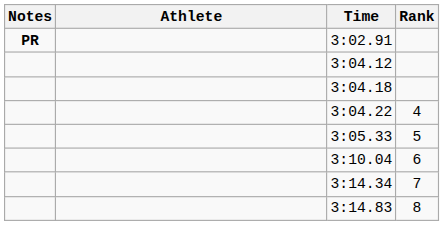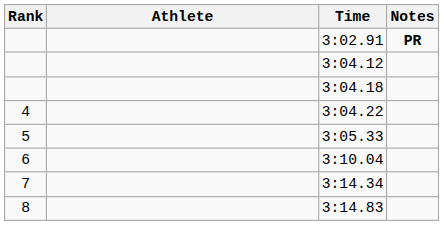columns swapped: (417, 17) <-> (30, 17)
